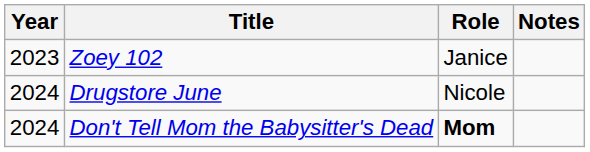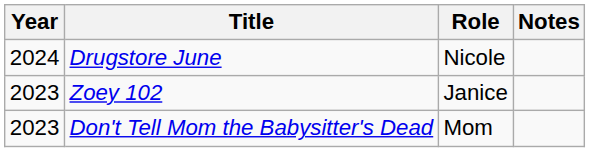rows swapped: (116, 57) <-> (146, 92)
(35, 127) 2024 -> (35, 127) 2023
(469, 127) bold -> (468, 127) normal
